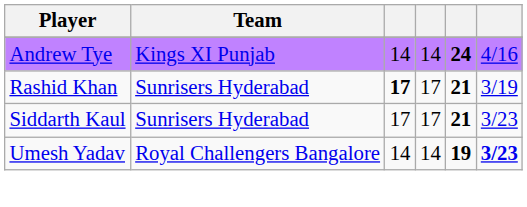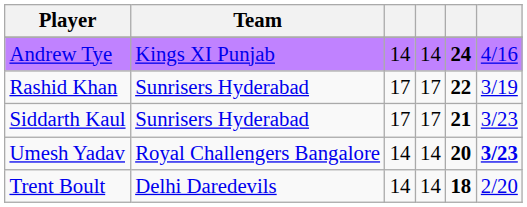(400, 86) bold -> (400, 86) normal
(461, 86) 21 -> (461, 86) 22
(461, 152) 19 -> (461, 152) 20
+ row: (57, 185)
